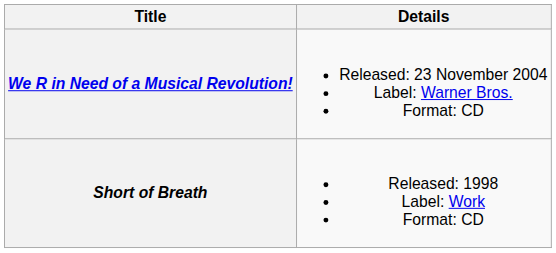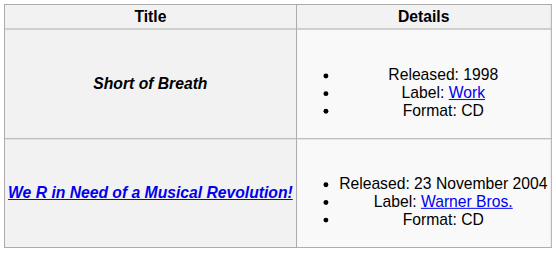rows swapped: (150, 193) <-> (150, 83)
